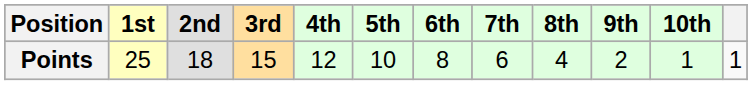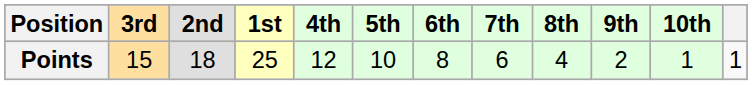columns swapped: (138, 23) <-> (263, 23)
